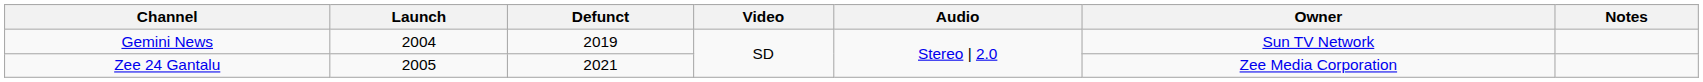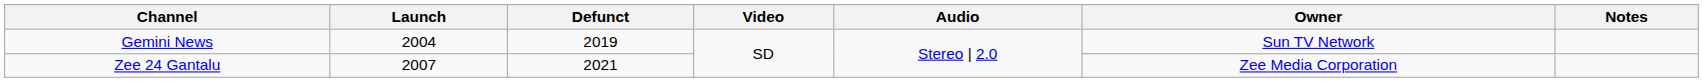(419, 66) 2005 -> (419, 66) 2007
